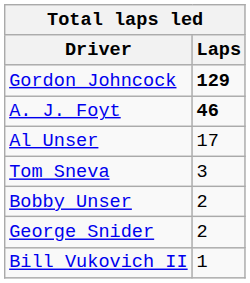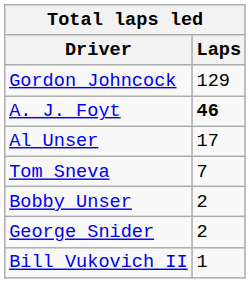(213, 80) bold -> (213, 80) normal
(202, 171) 3 -> (202, 171) 7
